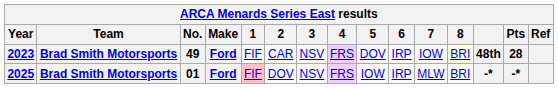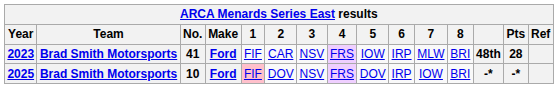(193, 54) 49 -> (193, 54) 41
(373, 54) DOV -> (373, 54) IOW
(431, 54) IOW -> (431, 54) MLW
(460, 54) lightyellow background -> (460, 54) no background
(193, 74) 01 -> (193, 74) 10
(373, 74) IOW -> (373, 74) DOV
(431, 74) MLW -> (431, 74) IOW
